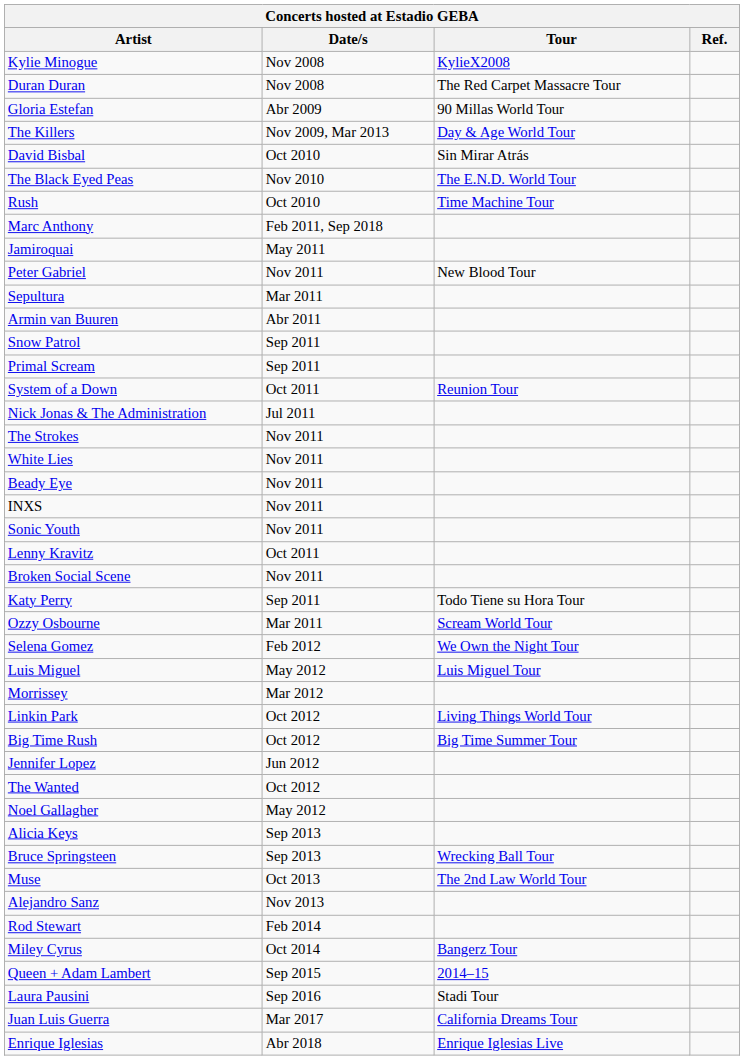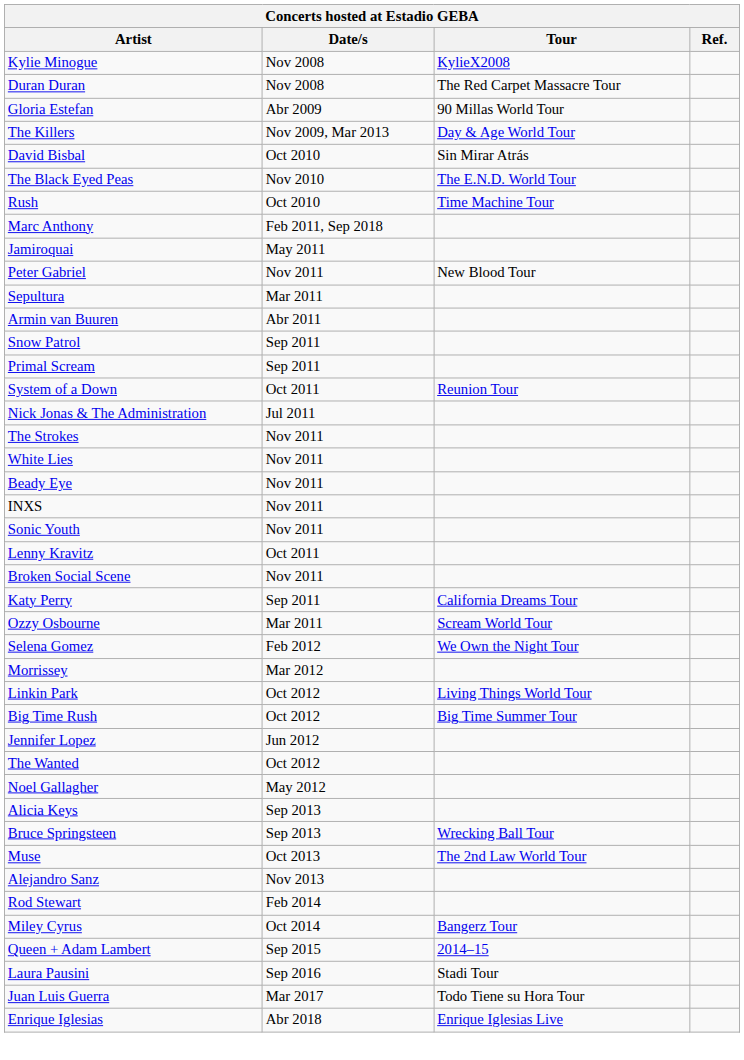(511, 599) Todo Tiene su Hora Tour -> (507, 599) California Dreams Tour
- row: (44, 669)
(507, 1020) California Dreams Tour -> (511, 996) Todo Tiene su Hora Tour
